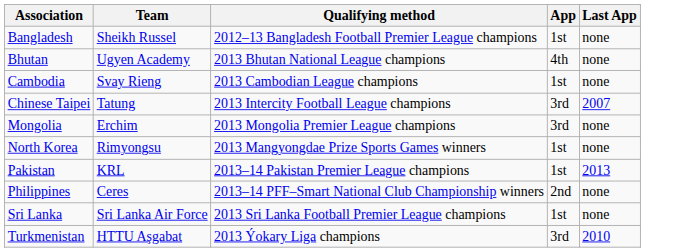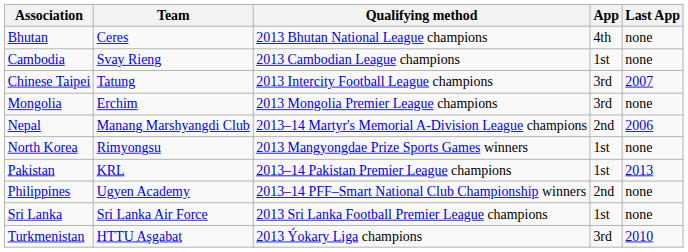- row: (40, 37)
(143, 59) Ugyen Academy -> (113, 37) Ceres
+ row: (24, 125)
(113, 192) Ceres -> (143, 192) Ugyen Academy
